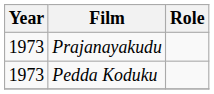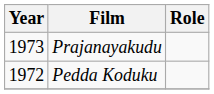(26, 74) 1973 -> (26, 74) 1972
